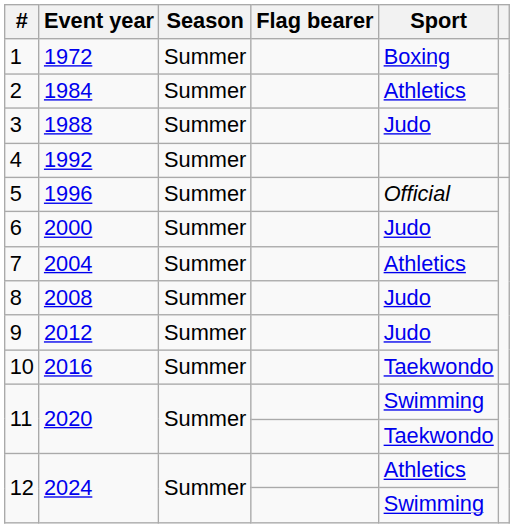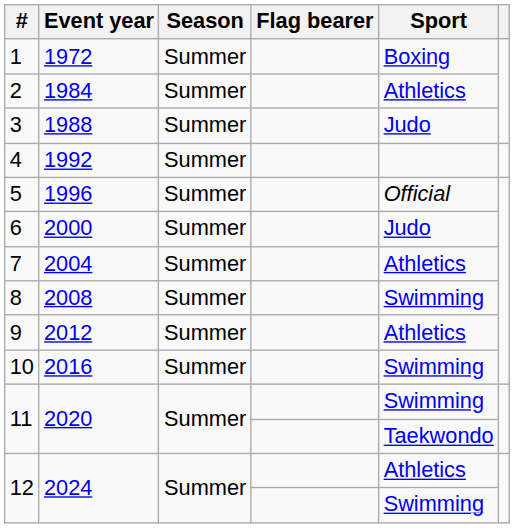(407, 297) Judo -> (434, 297) Swimming
(407, 332) Judo -> (425, 332) Athletics
(439, 366) Taekwondo -> (434, 366) Swimming
